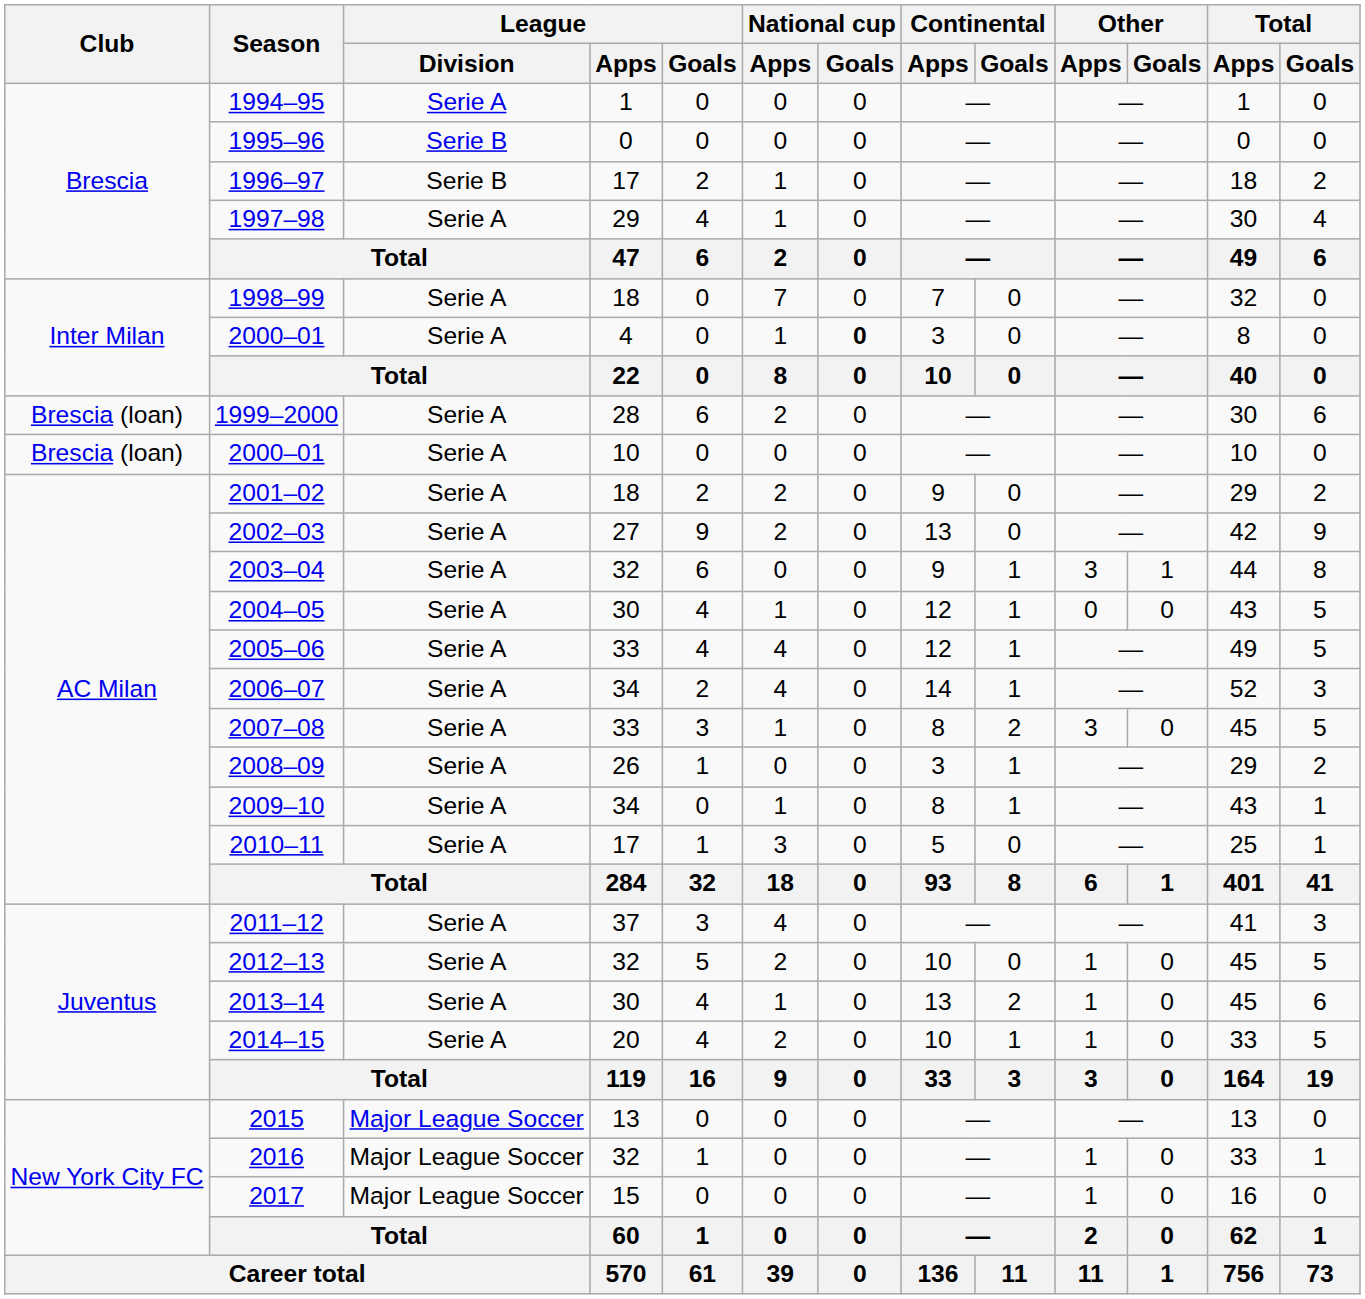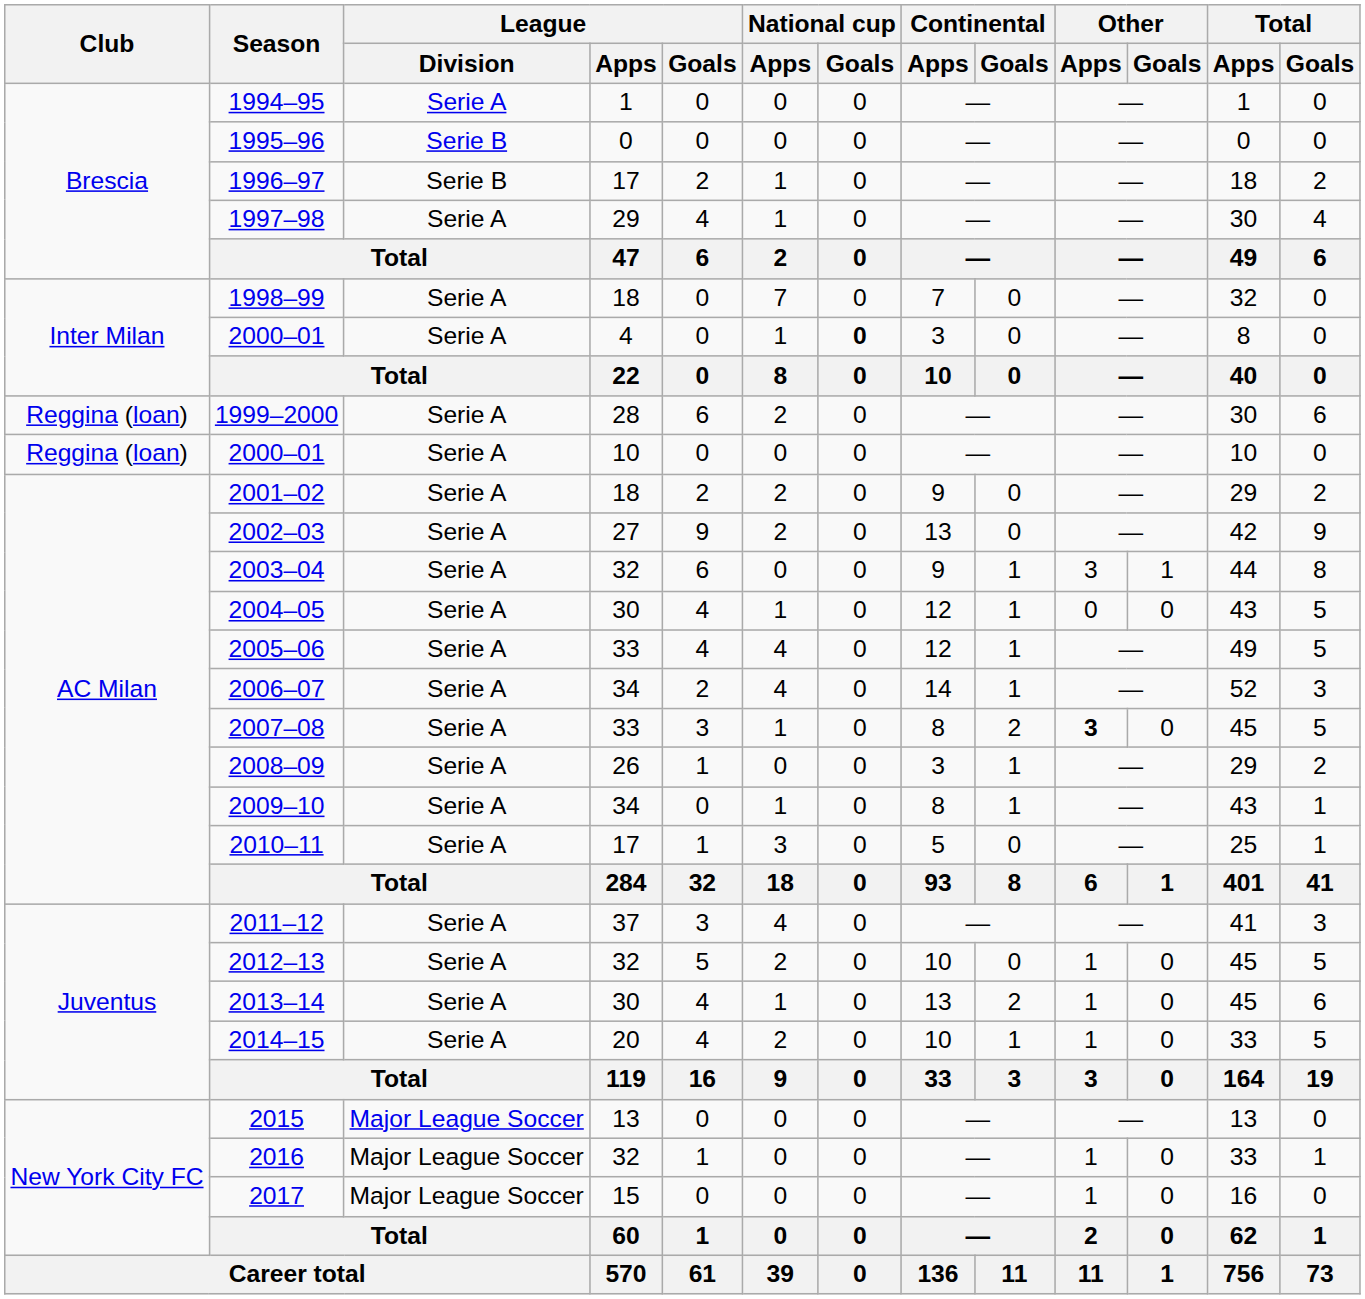(107, 414) Brescia (loan) -> (107, 414) Reggina (loan)
(107, 453) Brescia (loan) -> (107, 453) Reggina (loan)
(1091, 727) normal -> (1091, 727) bold
